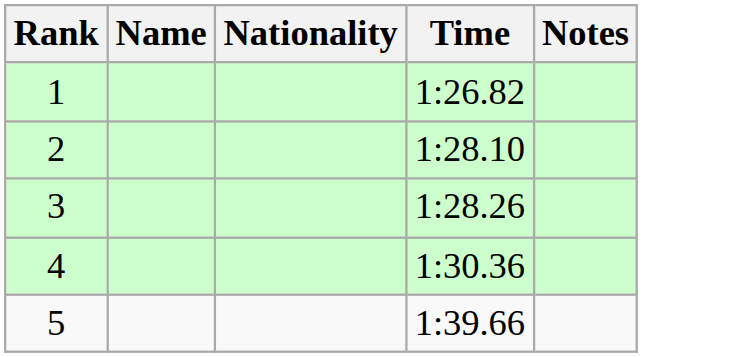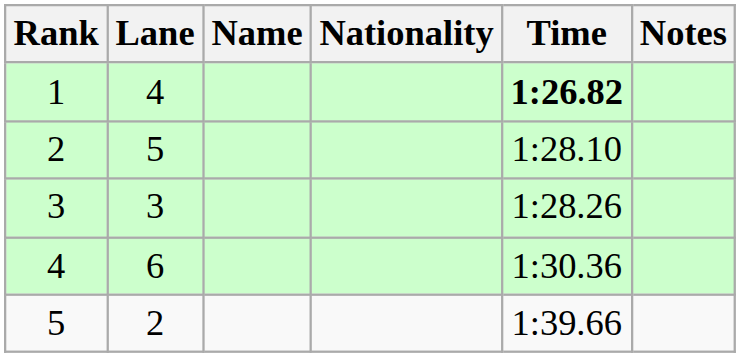+ column: (155, 33)
(470, 91) normal -> (567, 91) bold
